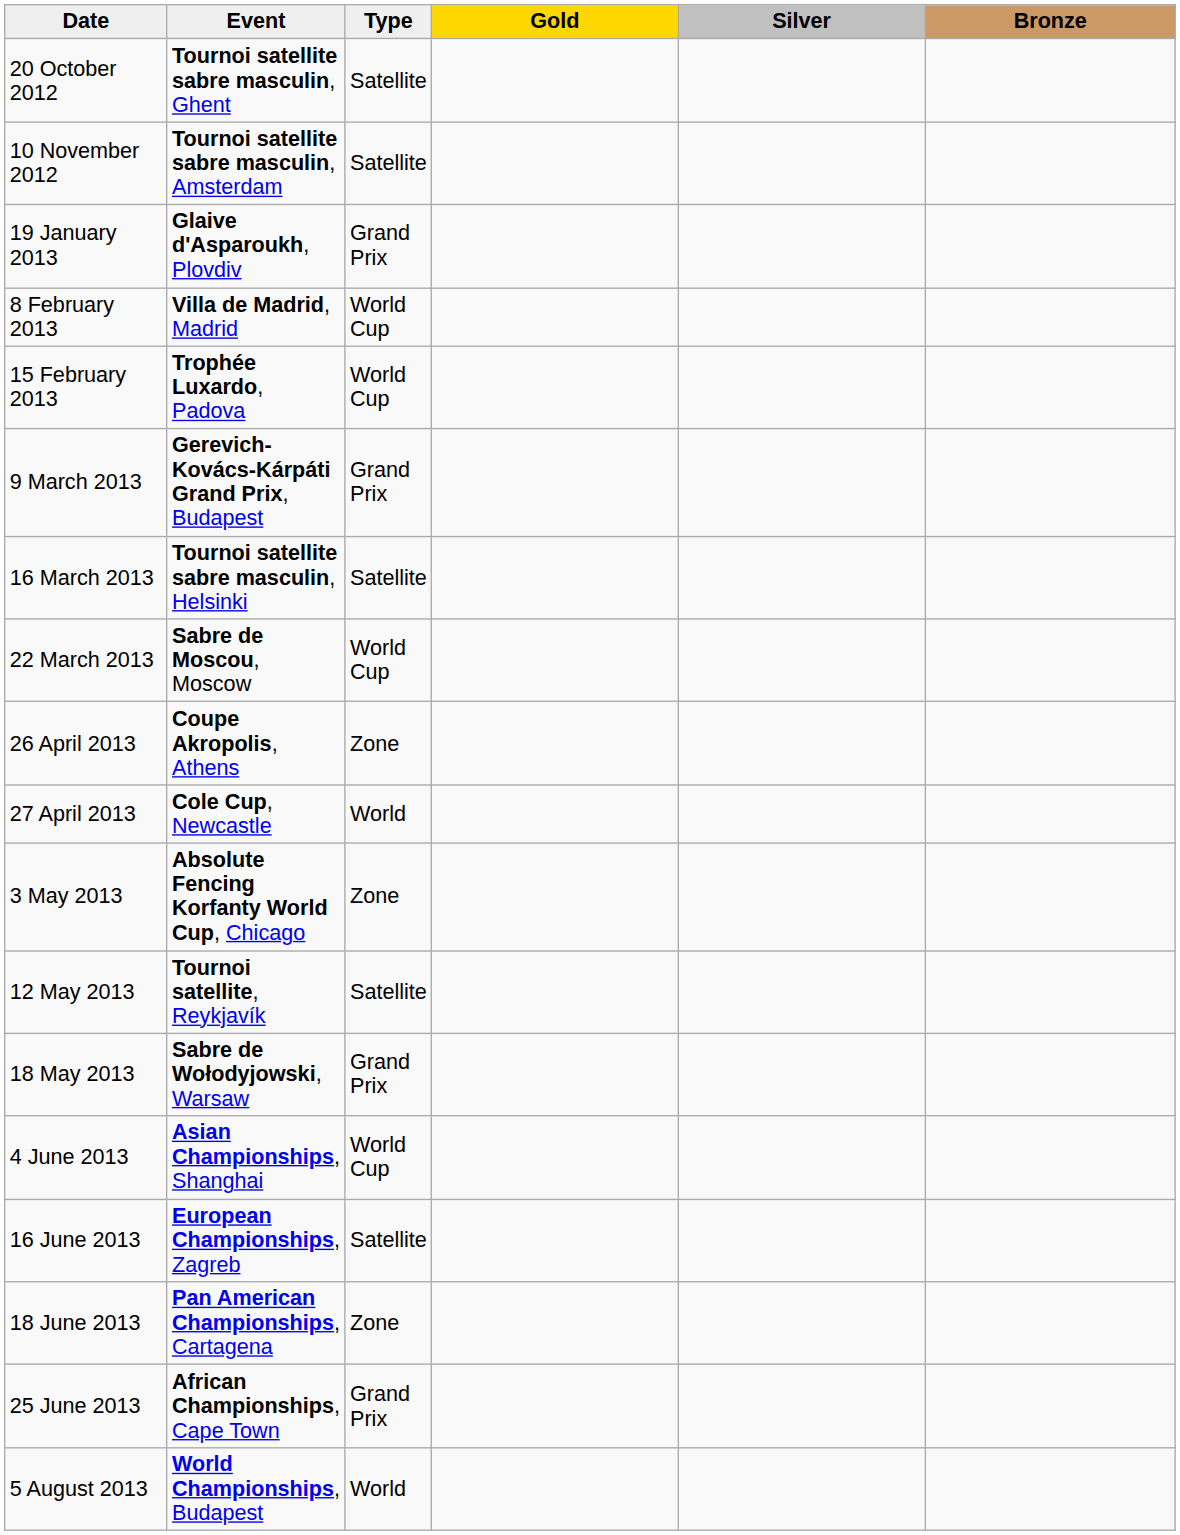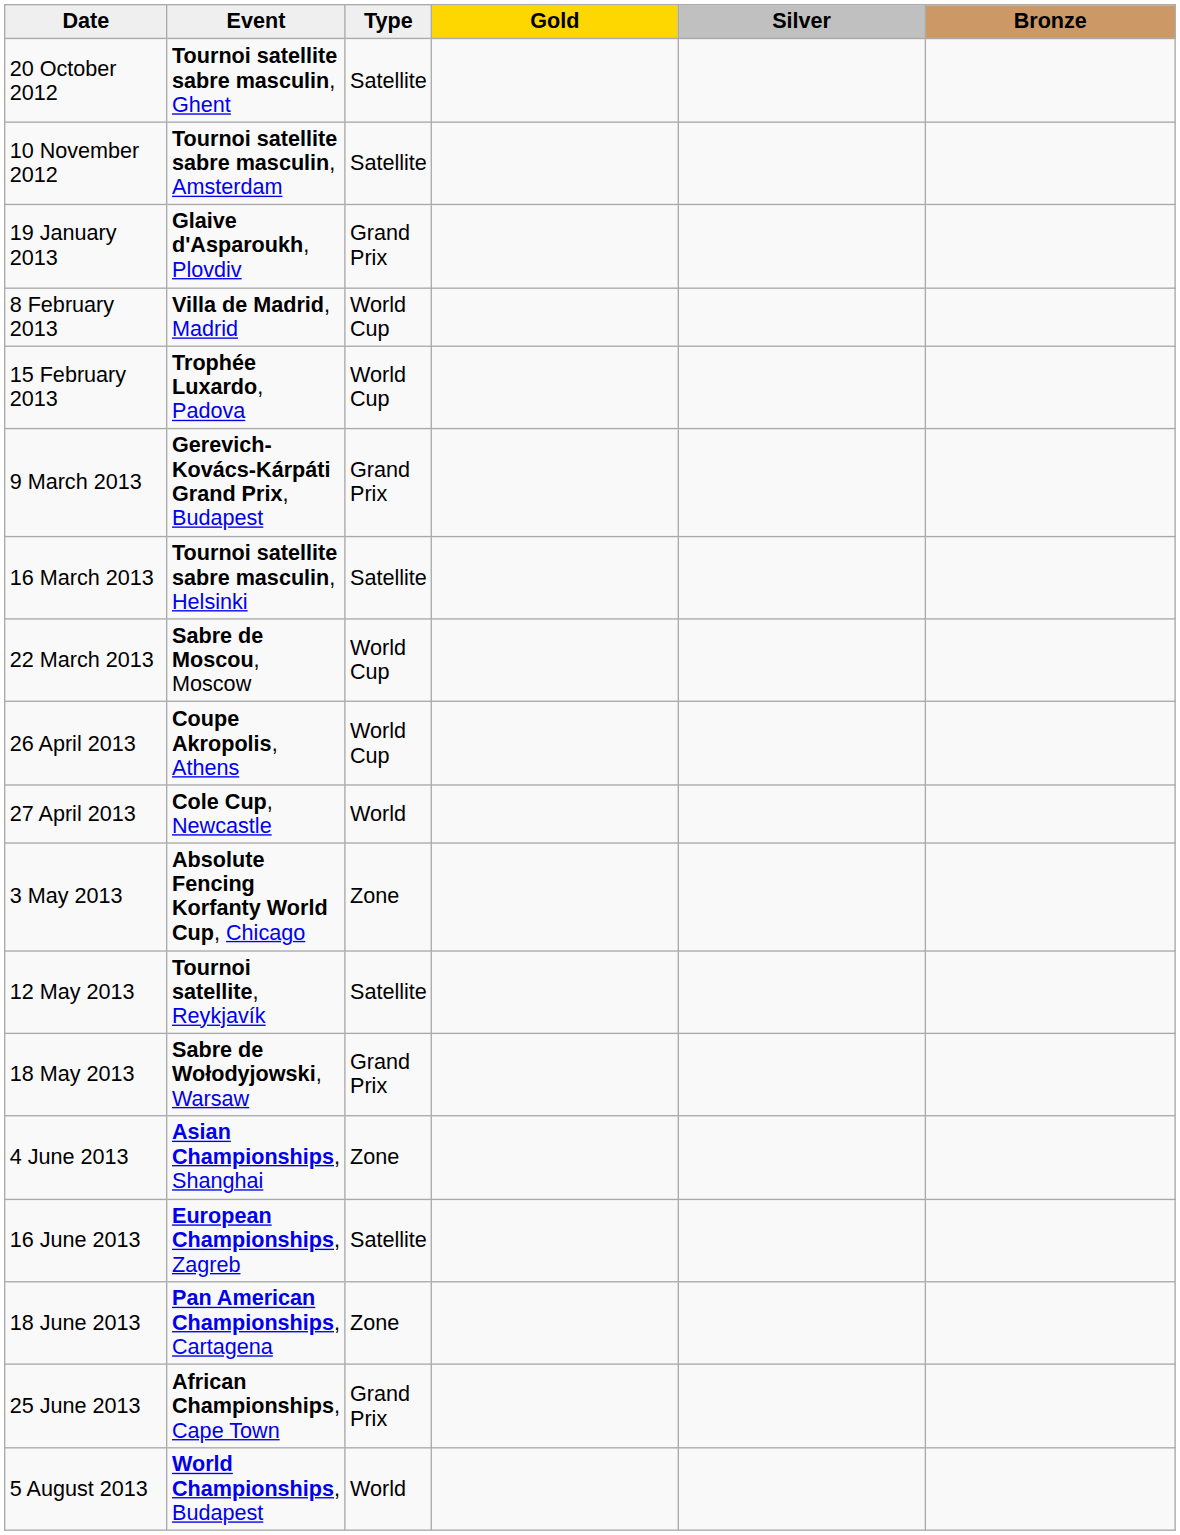(375, 743) Zone -> (378, 743) World Cup
(378, 1157) World Cup -> (375, 1157) Zone
